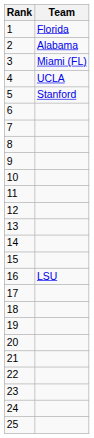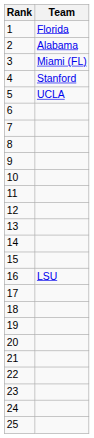(51, 78) UCLA -> (57, 78) Stanford
(57, 95) Stanford -> (51, 95) UCLA
